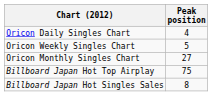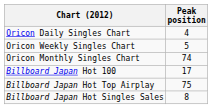(187, 59) 27 -> (187, 59) 74
+ row: (61, 72)
